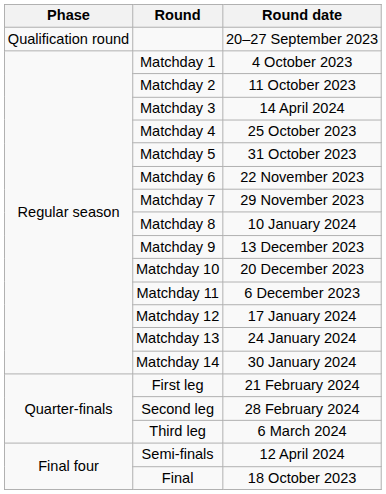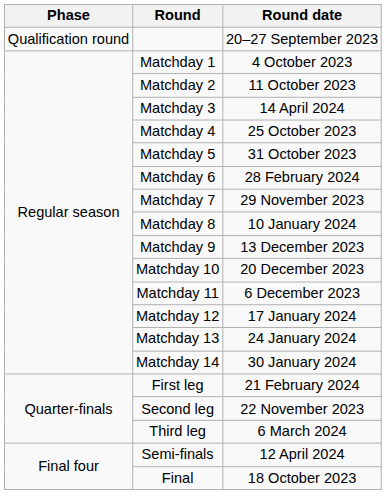(302, 177) 22 November 2023 -> (302, 177) 28 February 2024
(302, 408) 28 February 2024 -> (302, 408) 22 November 2023
